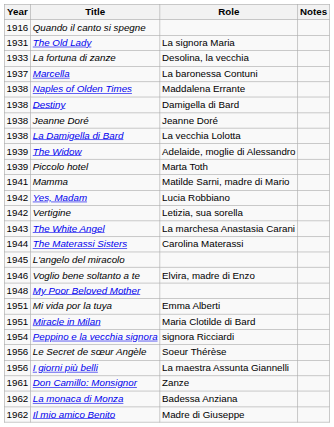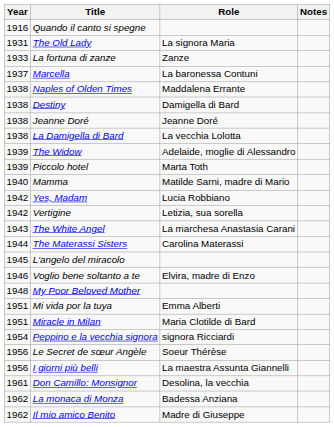(205, 58) Desolina, la vecchia -> (176, 58) Zanze
(17, 182) 1941 -> (17, 182) 1940
(176, 383) Zanze -> (205, 383) Desolina, la vecchia
